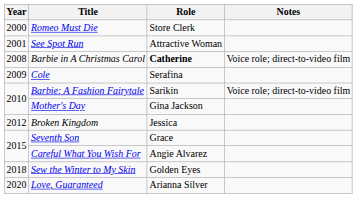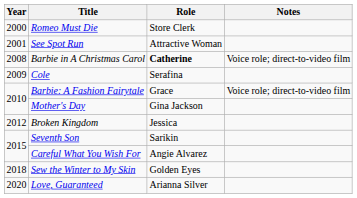(164, 91) Sarikin -> (161, 91) Grace
(161, 138) Grace -> (164, 138) Sarikin
